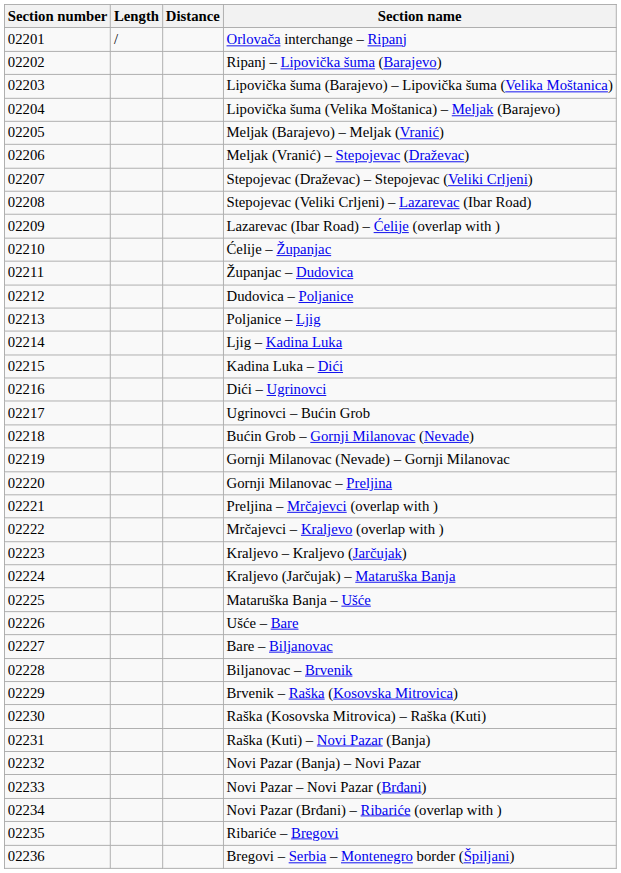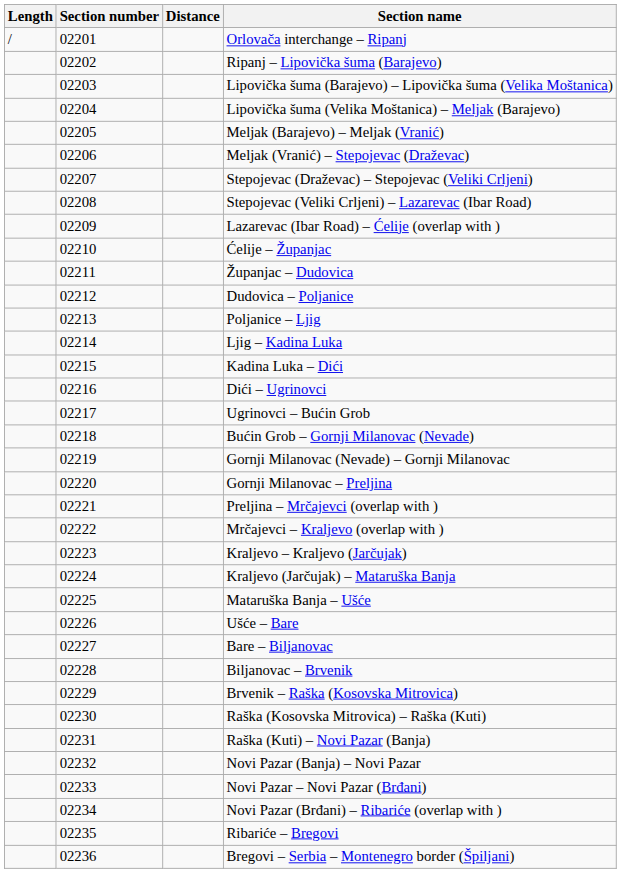columns swapped: (58, 16) <-> (136, 16)
